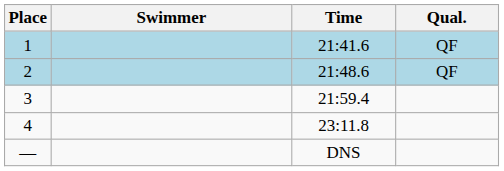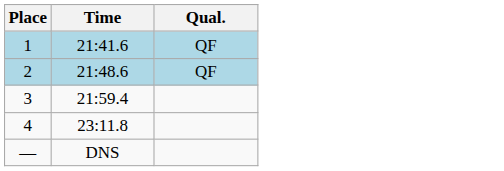- column: (171, 17)
